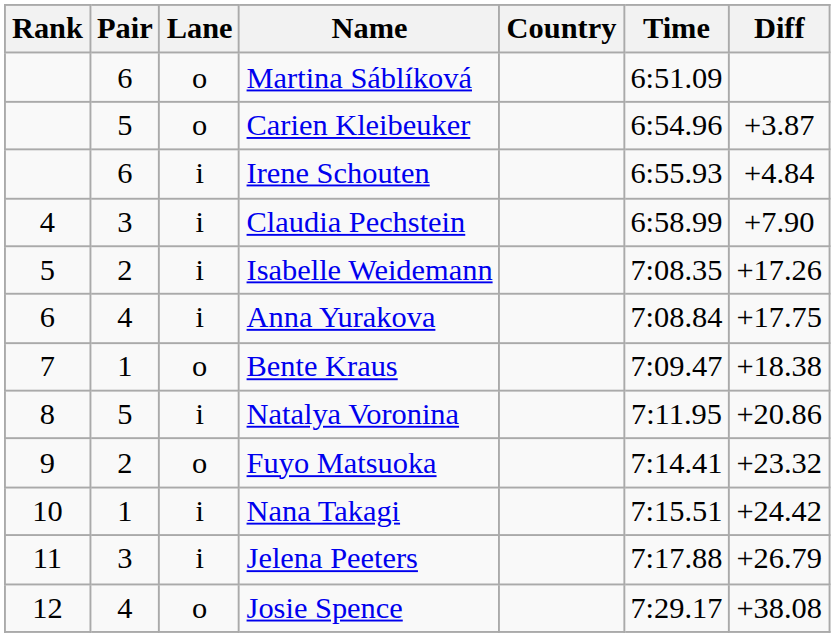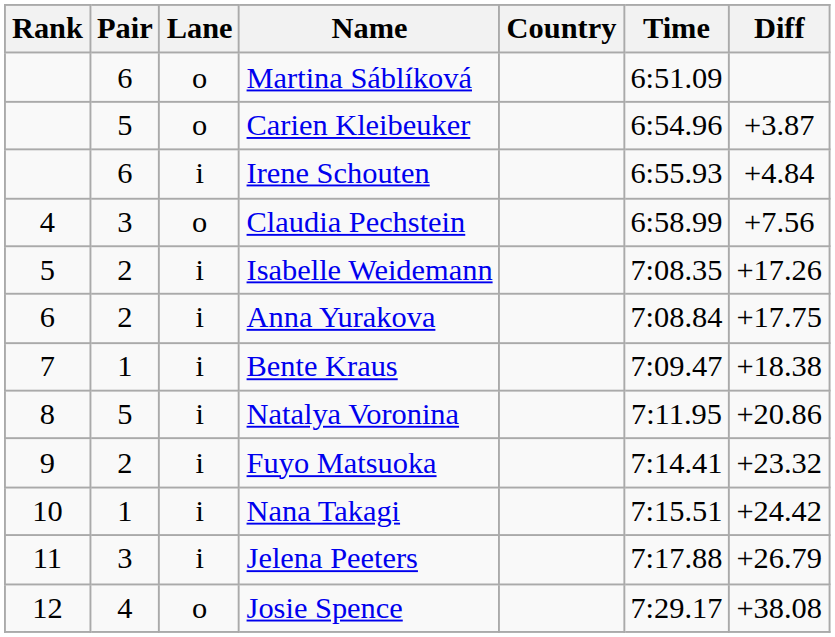(200, 221) i -> (200, 221) o
(779, 221) +7.90 -> (779, 221) +7.56
(125, 317) 4 -> (125, 317) 2
(200, 366) o -> (200, 366) i
(200, 462) o -> (200, 462) i
